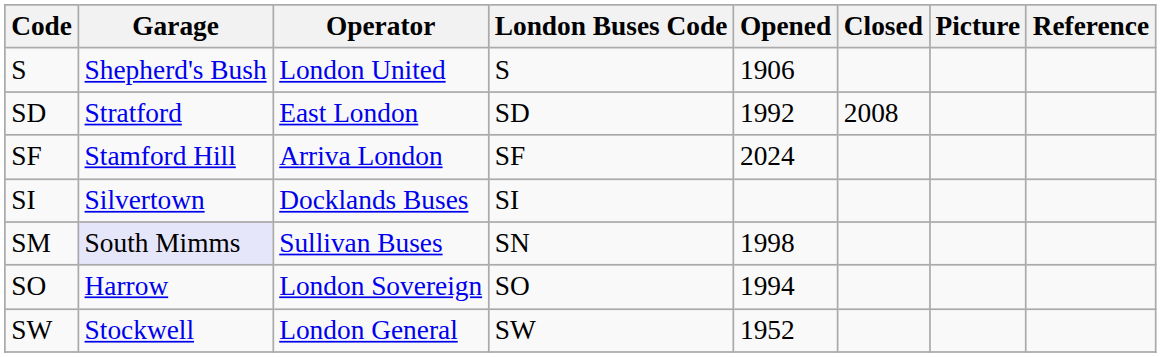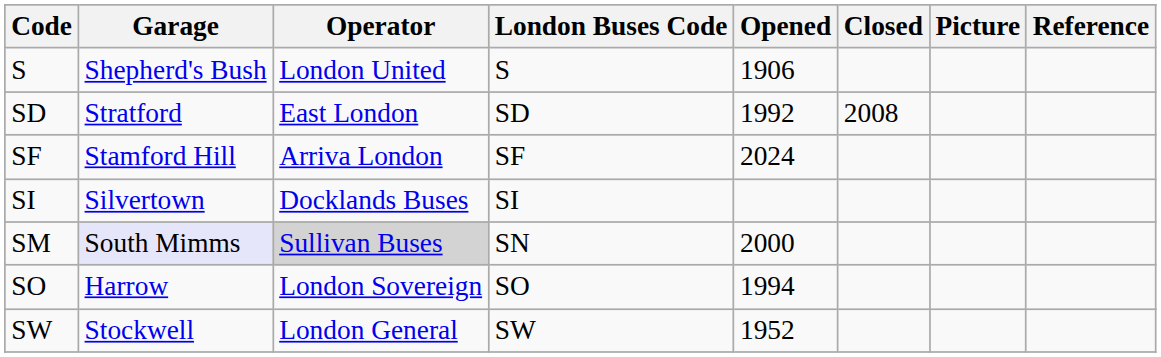(361, 243) no background -> (361, 243) lightgrey background
(767, 243) 1998 -> (767, 243) 2000
